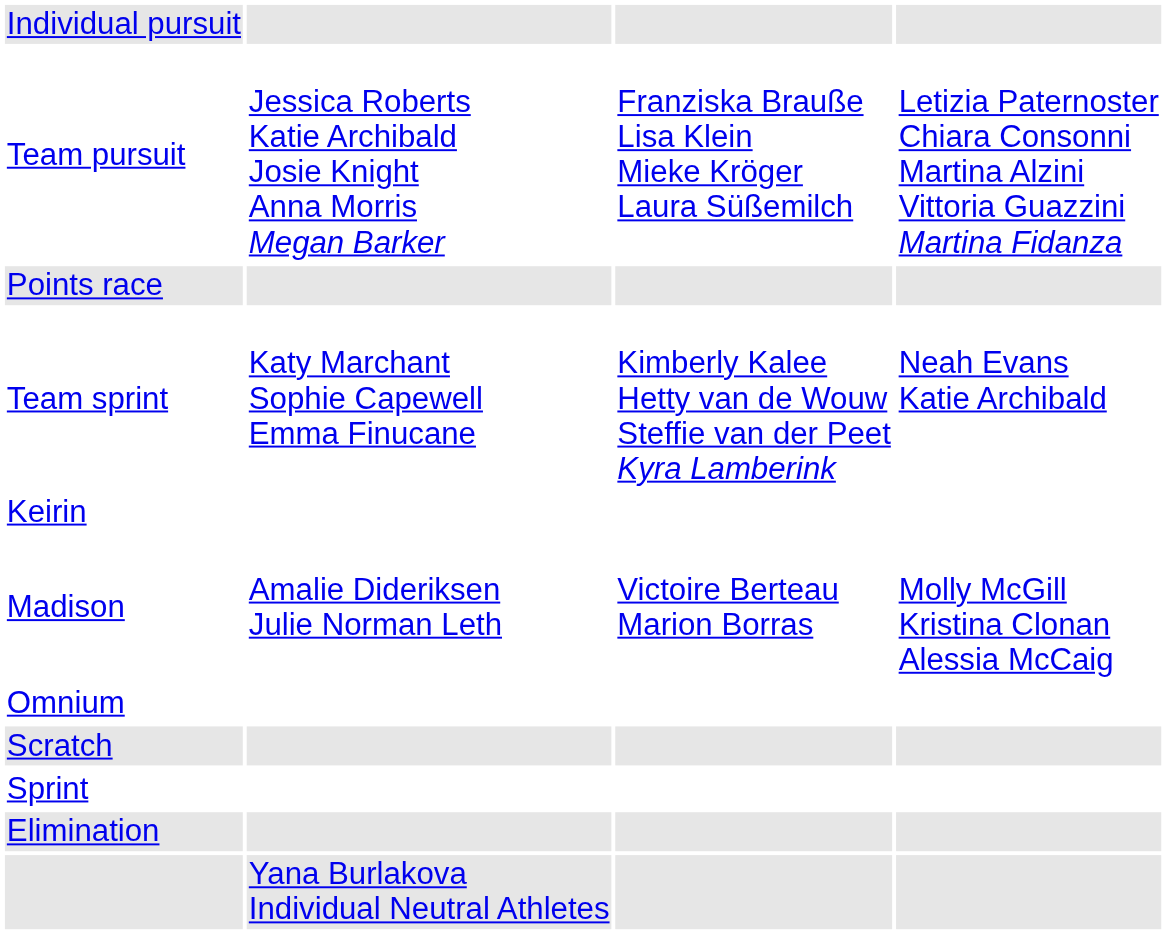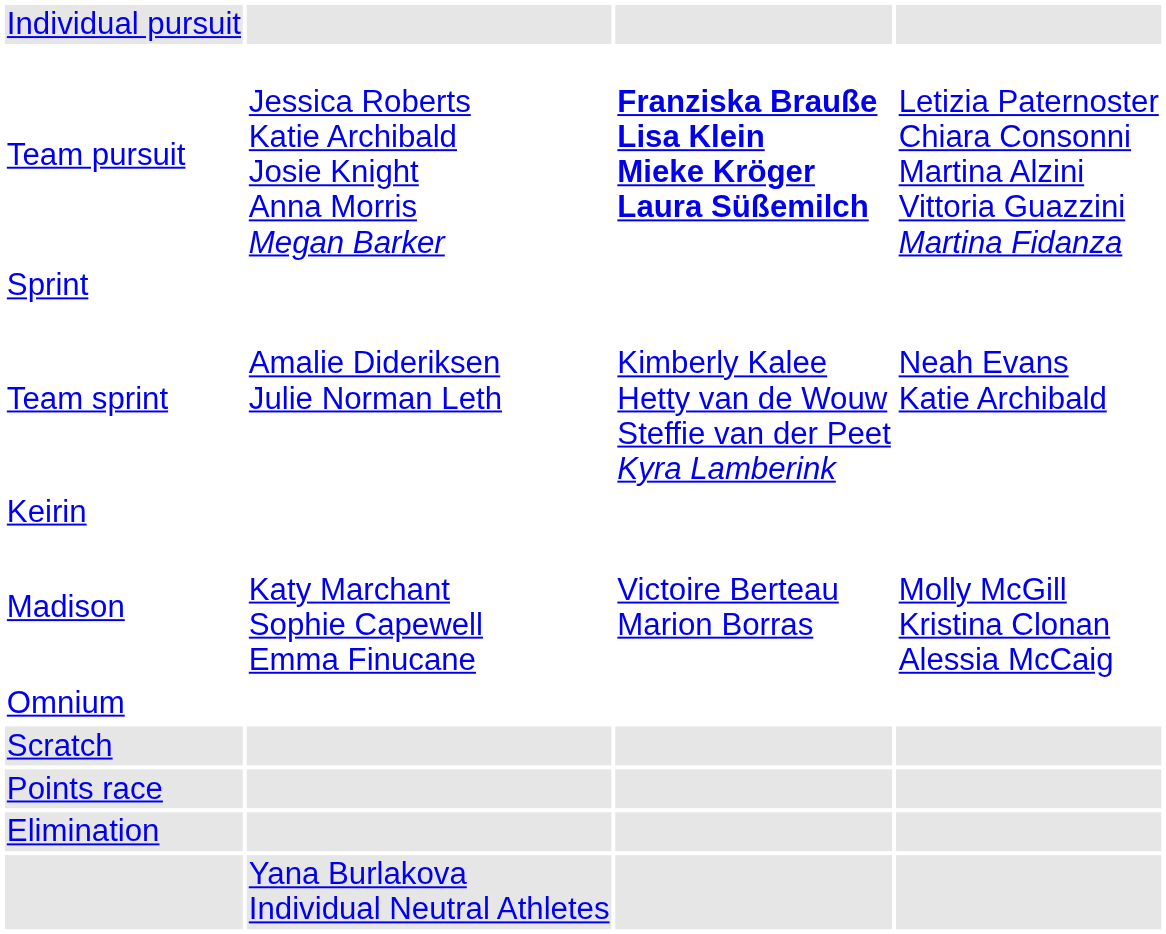(740, 154) normal -> (747, 154) bold
rows swapped: (48, 788) <-> (85, 285)
(366, 398) Katy Marchant Sophie Capewell Emma Finucane -> (375, 380) Amalie Dideriksen Julie Norman Leth
(375, 606) Amalie Dideriksen Julie Norman Leth -> (366, 624) Katy Marchant Sophie Capewell Emma Finucane
